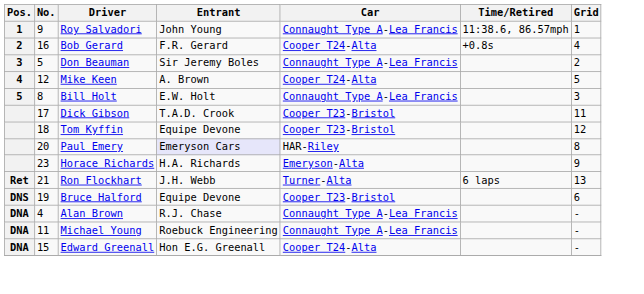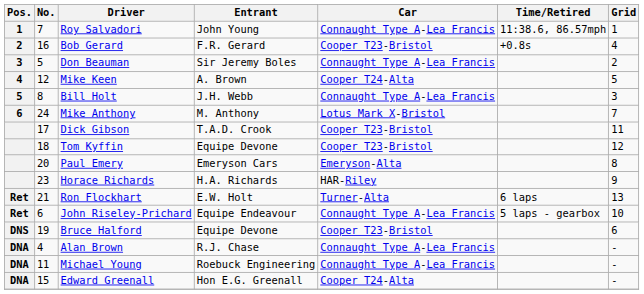(40, 30) 9 -> (40, 30) 7
(330, 47) Cooper T24-Alta -> (376, 47) Cooper T23-Bristol
(187, 97) E.W. Holt -> (225, 97) J.H. Webb
+ row: (98, 114)
(200, 147) lavender background -> (237, 164) no background
(311, 147) HAR-Riley -> (361, 164) Emeryson-Alta
(323, 164) Emeryson-Alta -> (348, 181) HAR-Riley
(187, 181) J.H. Webb -> (225, 197) E.W. Holt
+ row: (126, 214)
